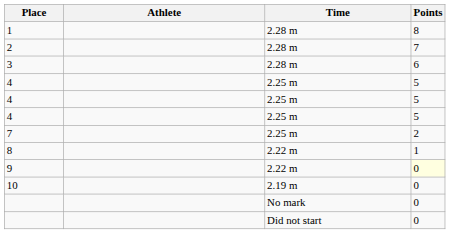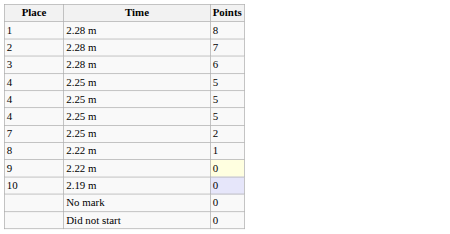- column: (164, 13)
(416, 185) no background -> (215, 185) lavender background
